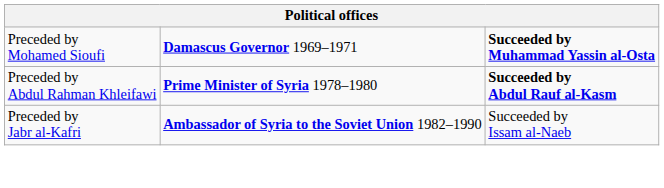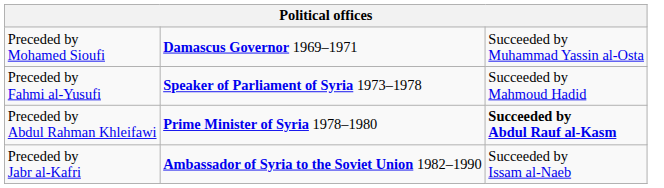(572, 46) bold -> (566, 46) normal
+ row: (54, 85)
